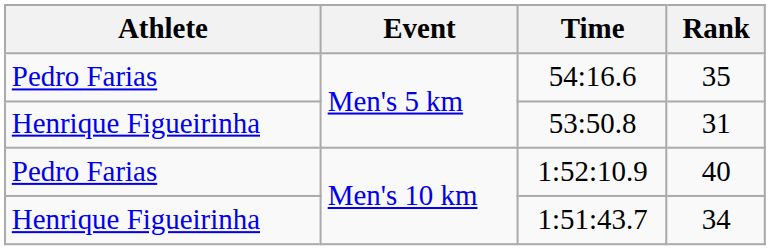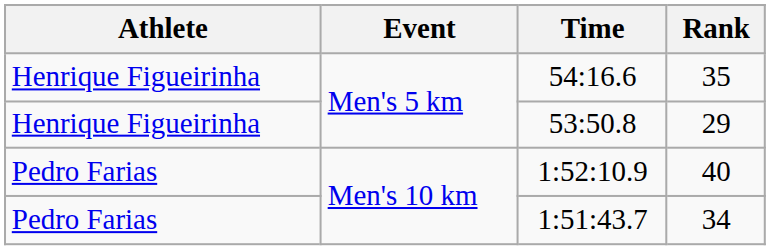(84, 76) Pedro Farias -> (136, 76) Henrique Figueirinha
(716, 124) 31 -> (716, 124) 29
(136, 219) Henrique Figueirinha -> (84, 219) Pedro Farias
